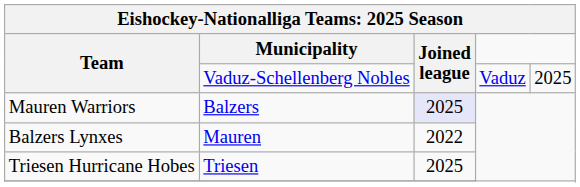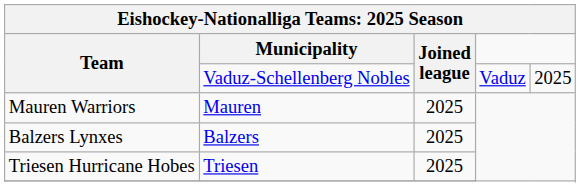(231, 107) Balzers -> (232, 107) Mauren
(445, 107) lavender background -> (445, 107) no background
(232, 136) Mauren -> (231, 136) Balzers
(445, 136) 2022 -> (445, 136) 2025
